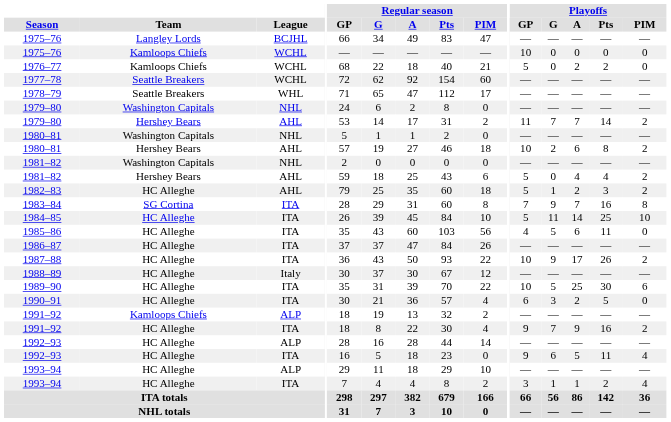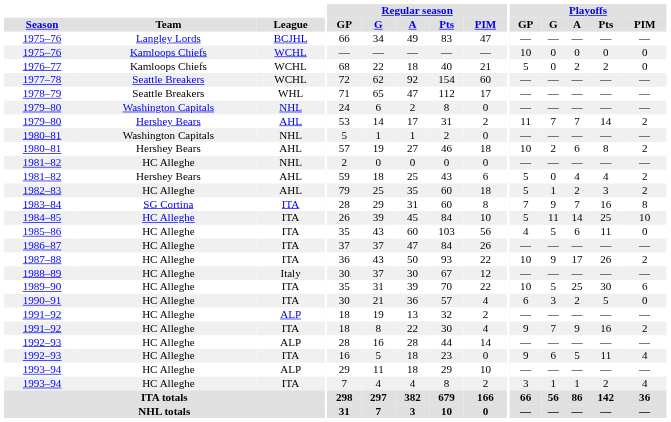(168, 162) Washington Capitals -> (168, 162) HC Alleghe
(168, 314) Kamloops Chiefs -> (168, 314) HC Alleghe
